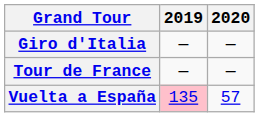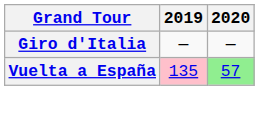- row: (82, 71)
(231, 98) no background -> (231, 71) lightgreen background
